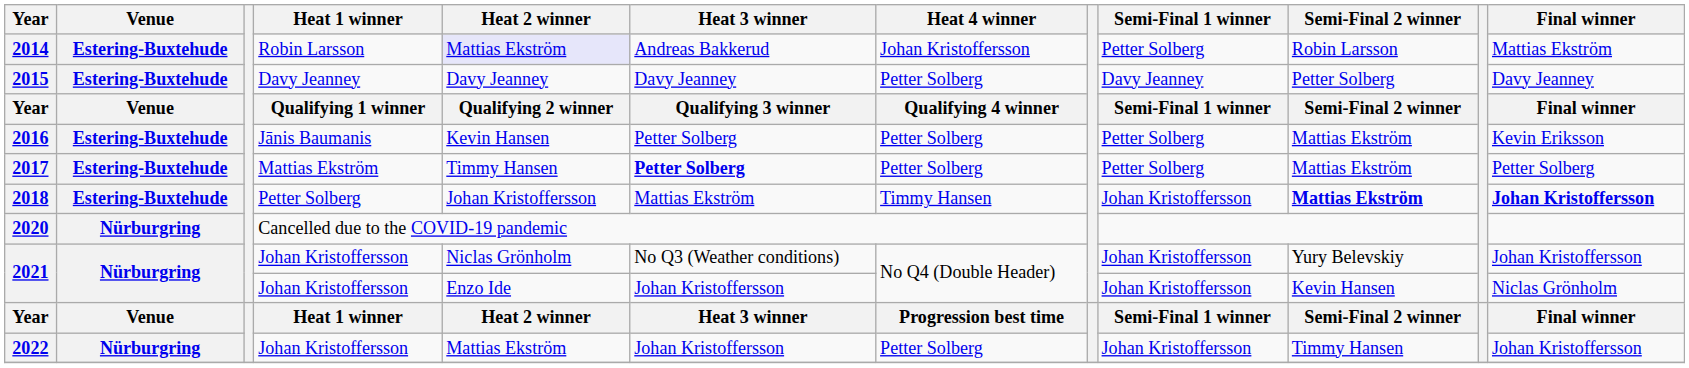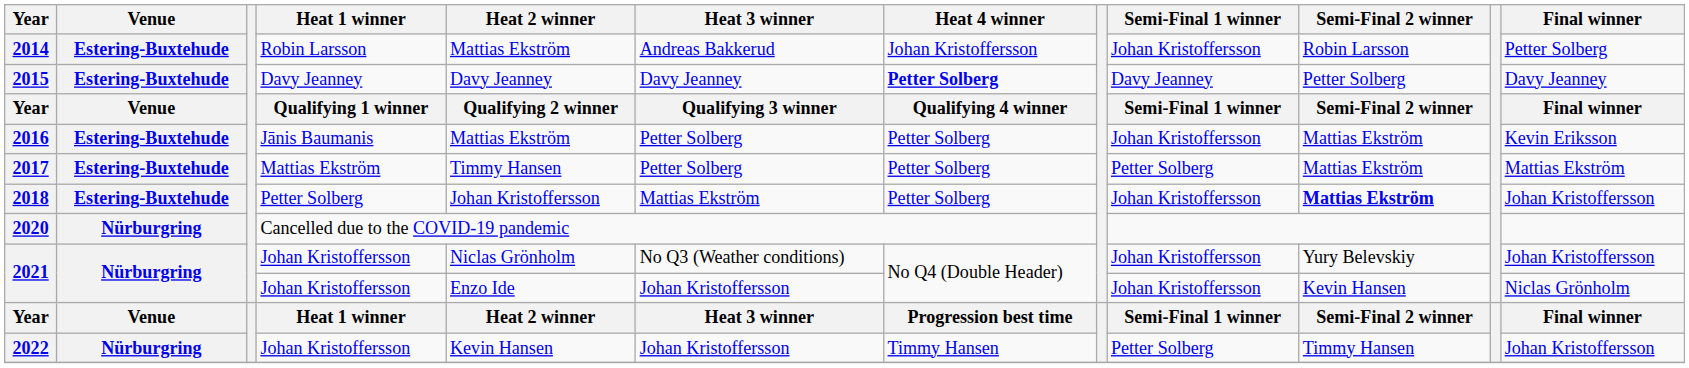(506, 48) lavender background -> (510, 48) no background
(1153, 48) Petter Solberg -> (1186, 48) Johan Kristoffersson
(1552, 48) Mattias Ekström -> (1556, 48) Petter Solberg
(931, 78) normal -> (943, 78) bold
(498, 138) Kevin Hansen -> (510, 138) Mattias Ekström
(1153, 138) Petter Solberg -> (1186, 138) Johan Kristoffersson
(690, 168) bold -> (691, 168) normal
(1543, 168) Petter Solberg -> (1565, 168) Mattias Ekström
(936, 198) Timmy Hansen -> (939, 198) Petter Solberg
(1573, 198) bold -> (1580, 198) normal
(506, 347) Mattias Ekström -> (501, 347) Kevin Hansen
(931, 347) Petter Solberg -> (943, 347) Timmy Hansen
(1176, 347) Johan Kristoffersson -> (1162, 347) Petter Solberg
